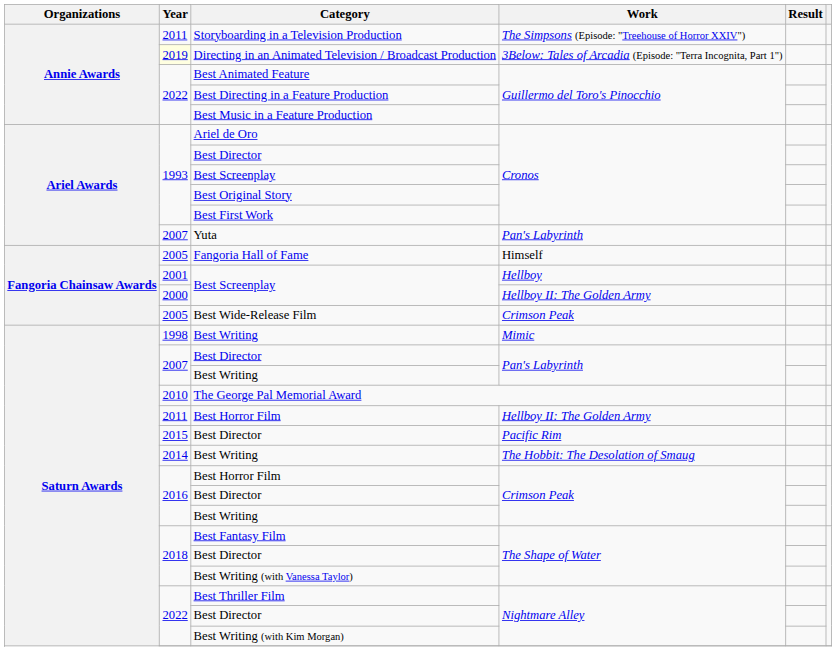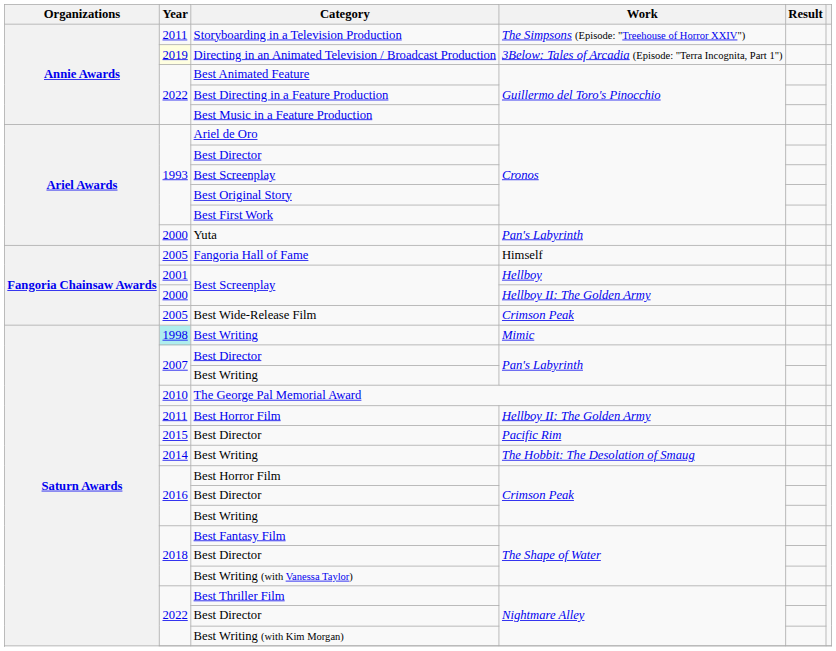(175, 235) 2007 -> (175, 235) 2000
(175, 335) no background -> (175, 335) paleturquoise background
